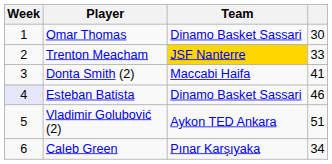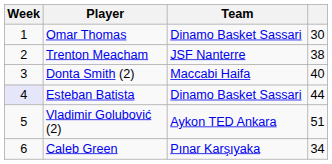(208, 54) gold background -> (208, 54) no background
(317, 54) 33 -> (317, 54) 38
(317, 74) 41 -> (317, 74) 40
(317, 94) 46 -> (317, 94) 44
